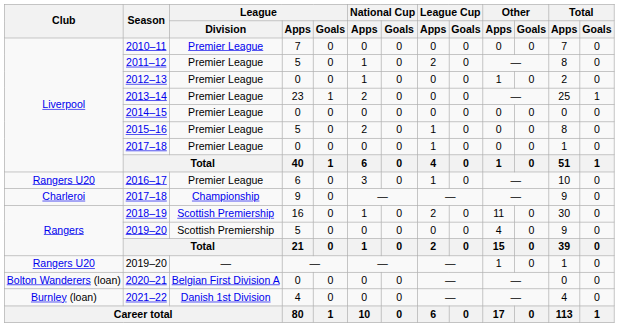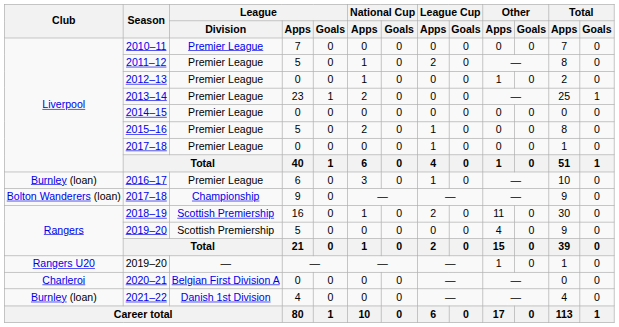(64, 180) Rangers U20 -> (64, 180) Burnley (loan)
(64, 197) Charleroi -> (64, 197) Bolton Wanderers (loan)
(64, 280) Bolton Wanderers (loan) -> (64, 280) Charleroi
